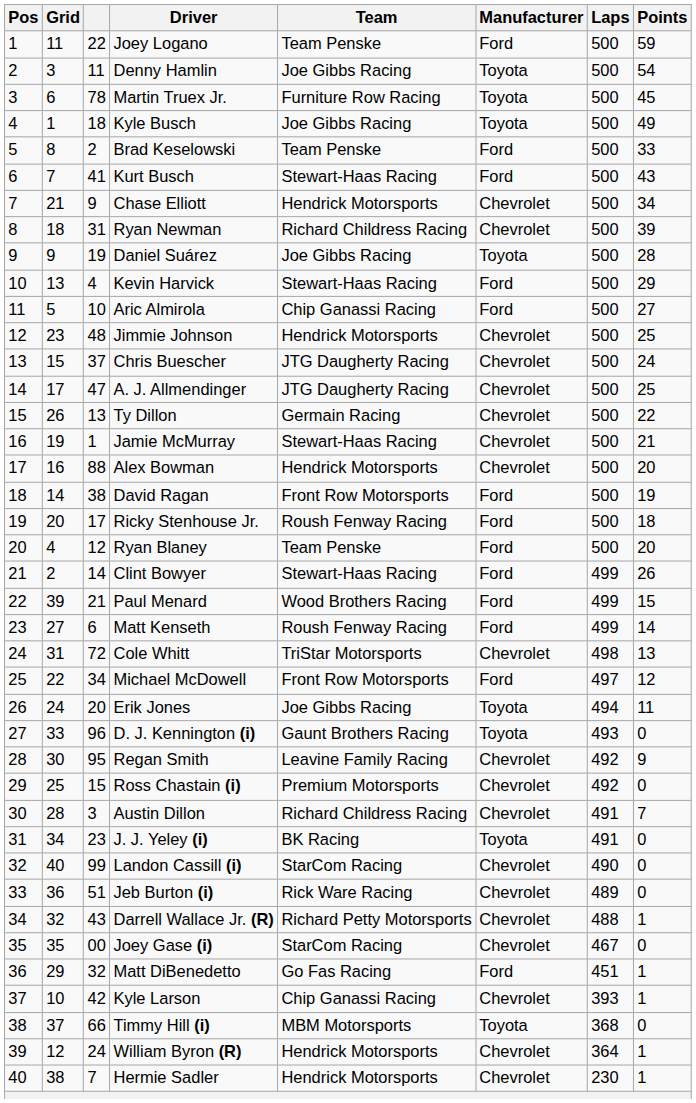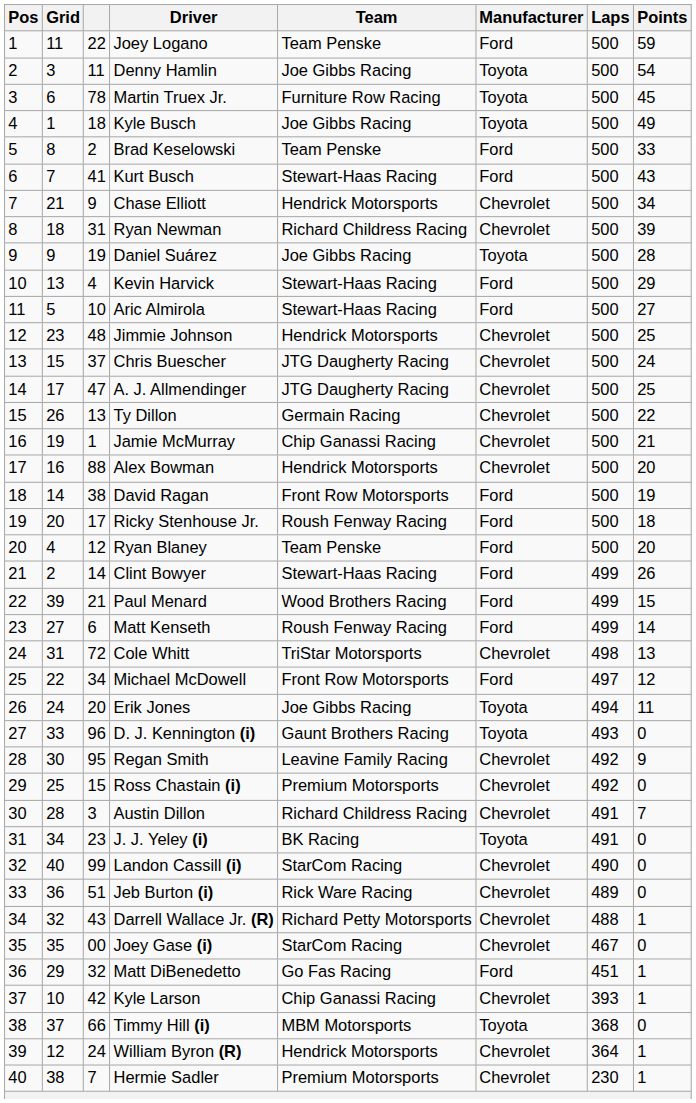(359, 309) Chip Ganassi Racing -> (359, 309) Stewart-Haas Racing
(359, 441) Stewart-Haas Racing -> (359, 441) Chip Ganassi Racing
(360, 1077) Hendrick Motorsports -> (360, 1077) Premium Motorsports
